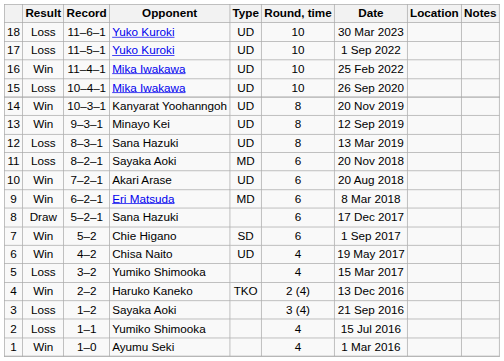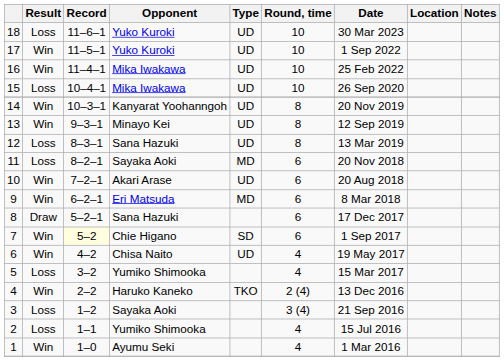(43, 50) Loss -> (43, 50) Win
(87, 236) no background -> (87, 236) lightyellow background
